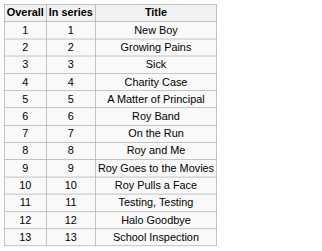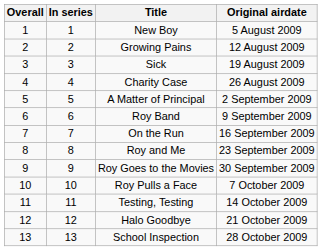+ column: (267, 13)
